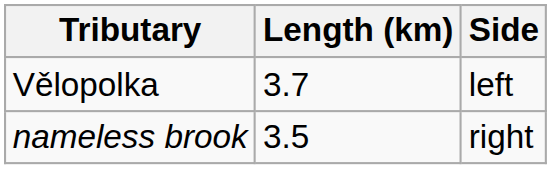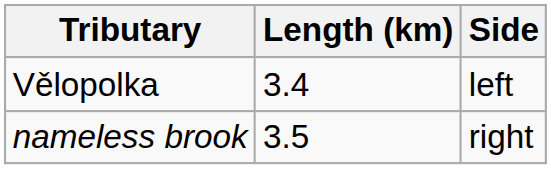(286, 83) 3.7 -> (286, 83) 3.4
